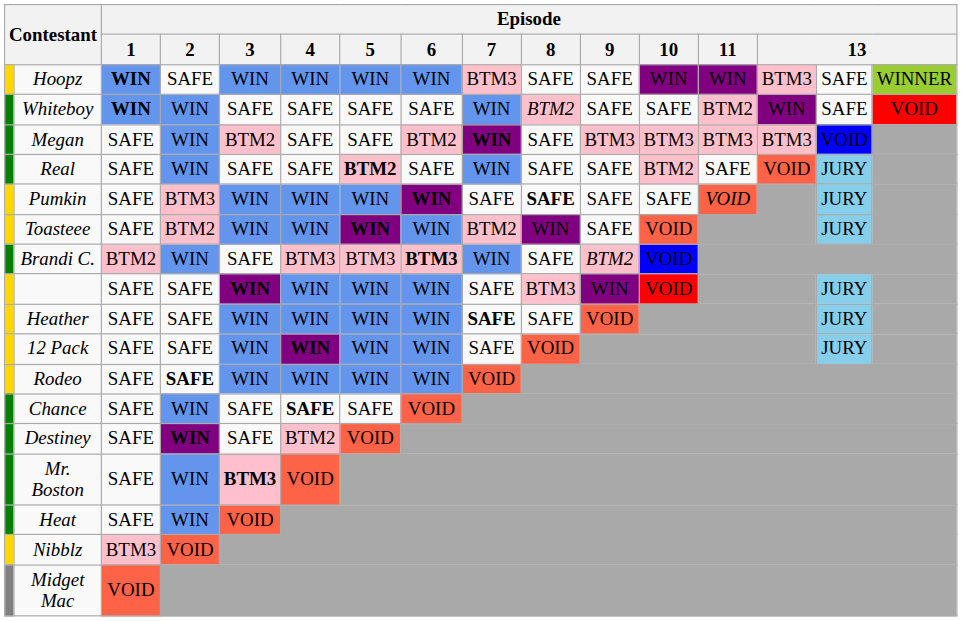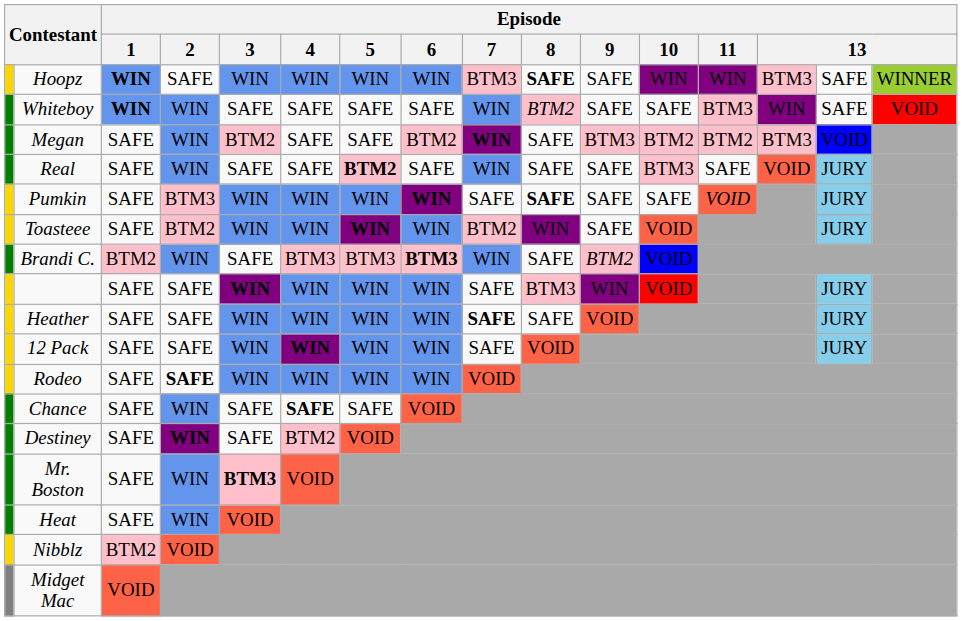(551, 79) normal -> (551, 79) bold
(728, 109) BTM2 -> (728, 109) BTM3
(669, 139) BTM3 -> (669, 139) BTM2
(728, 139) BTM3 -> (728, 139) BTM2
(669, 169) BTM2 -> (669, 169) BTM3
(131, 549) BTM3 -> (131, 549) BTM2
